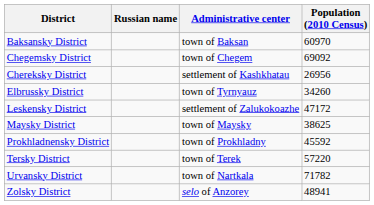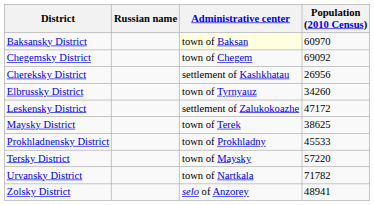(215, 41) no background -> (215, 41) lightyellow background
(217, 125) town of Maysky -> (211, 125) town of Terek
(317, 141) 45592 -> (317, 141) 45533
(211, 158) town of Terek -> (217, 158) town of Maysky
